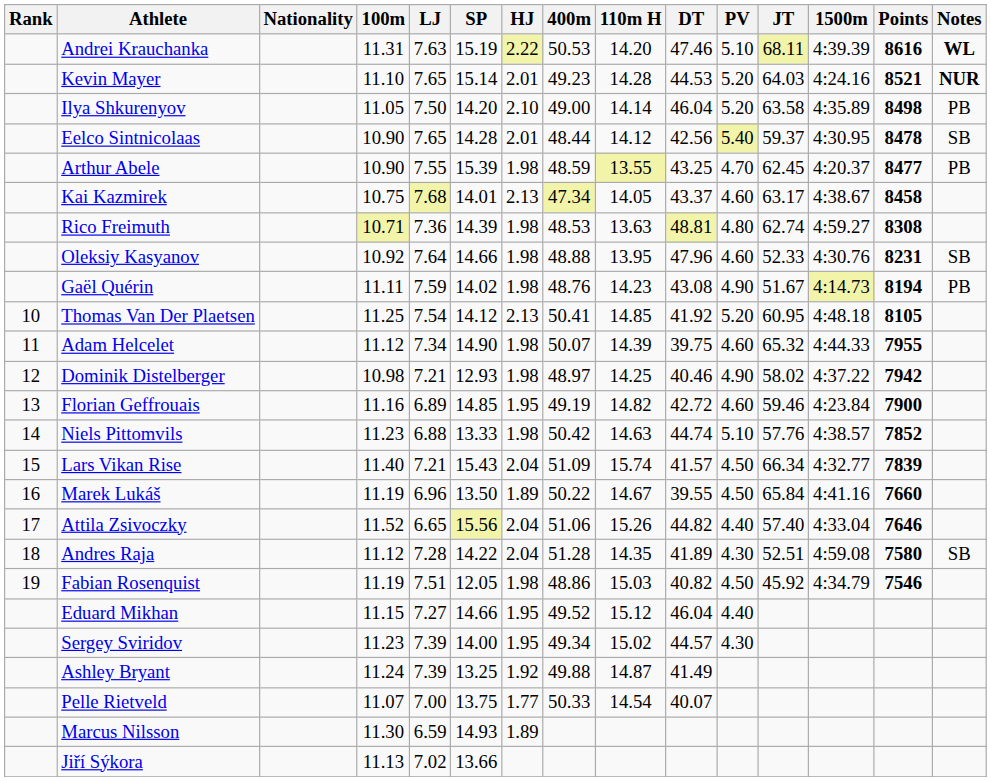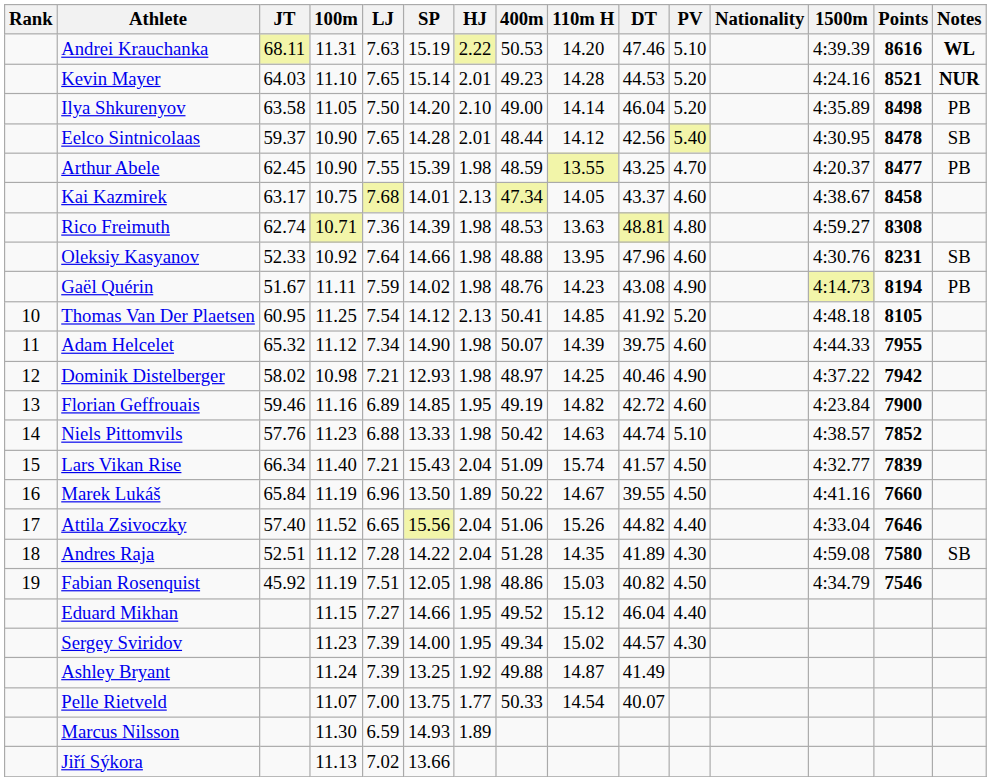columns swapped: (308, 19) <-> (783, 19)
